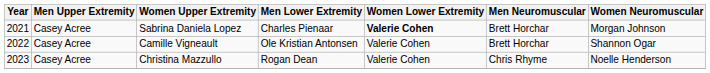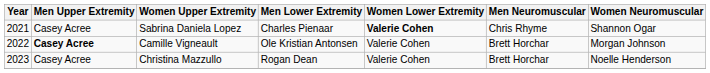(519, 28) Brett Horchar -> (518, 28) Chris Rhyme
(628, 28) Morgan Johnson -> (623, 28) Shannon Ogar
(62, 44) normal -> (64, 44) bold
(623, 44) Shannon Ogar -> (628, 44) Morgan Johnson
(518, 60) Chris Rhyme -> (519, 60) Brett Horchar
